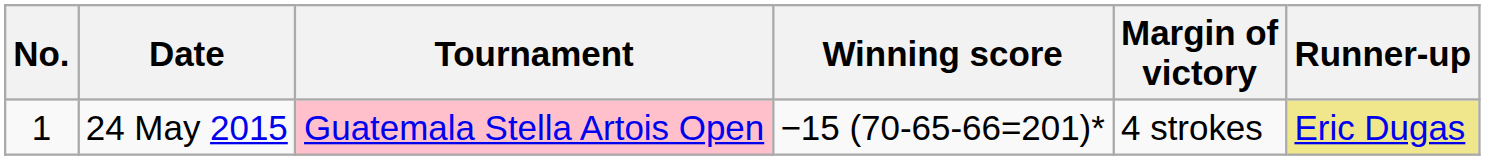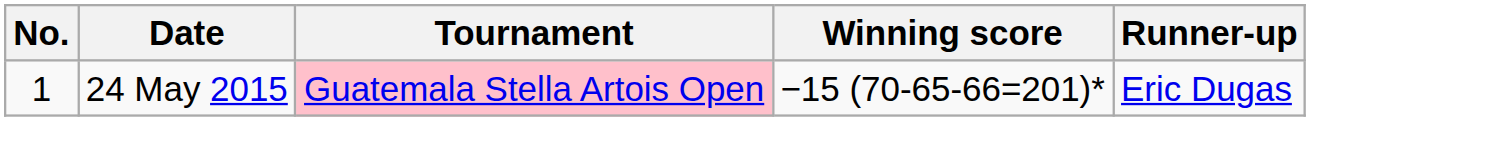- column: (1200, 53)
(1380, 127) khaki background -> (1206, 88) no background
